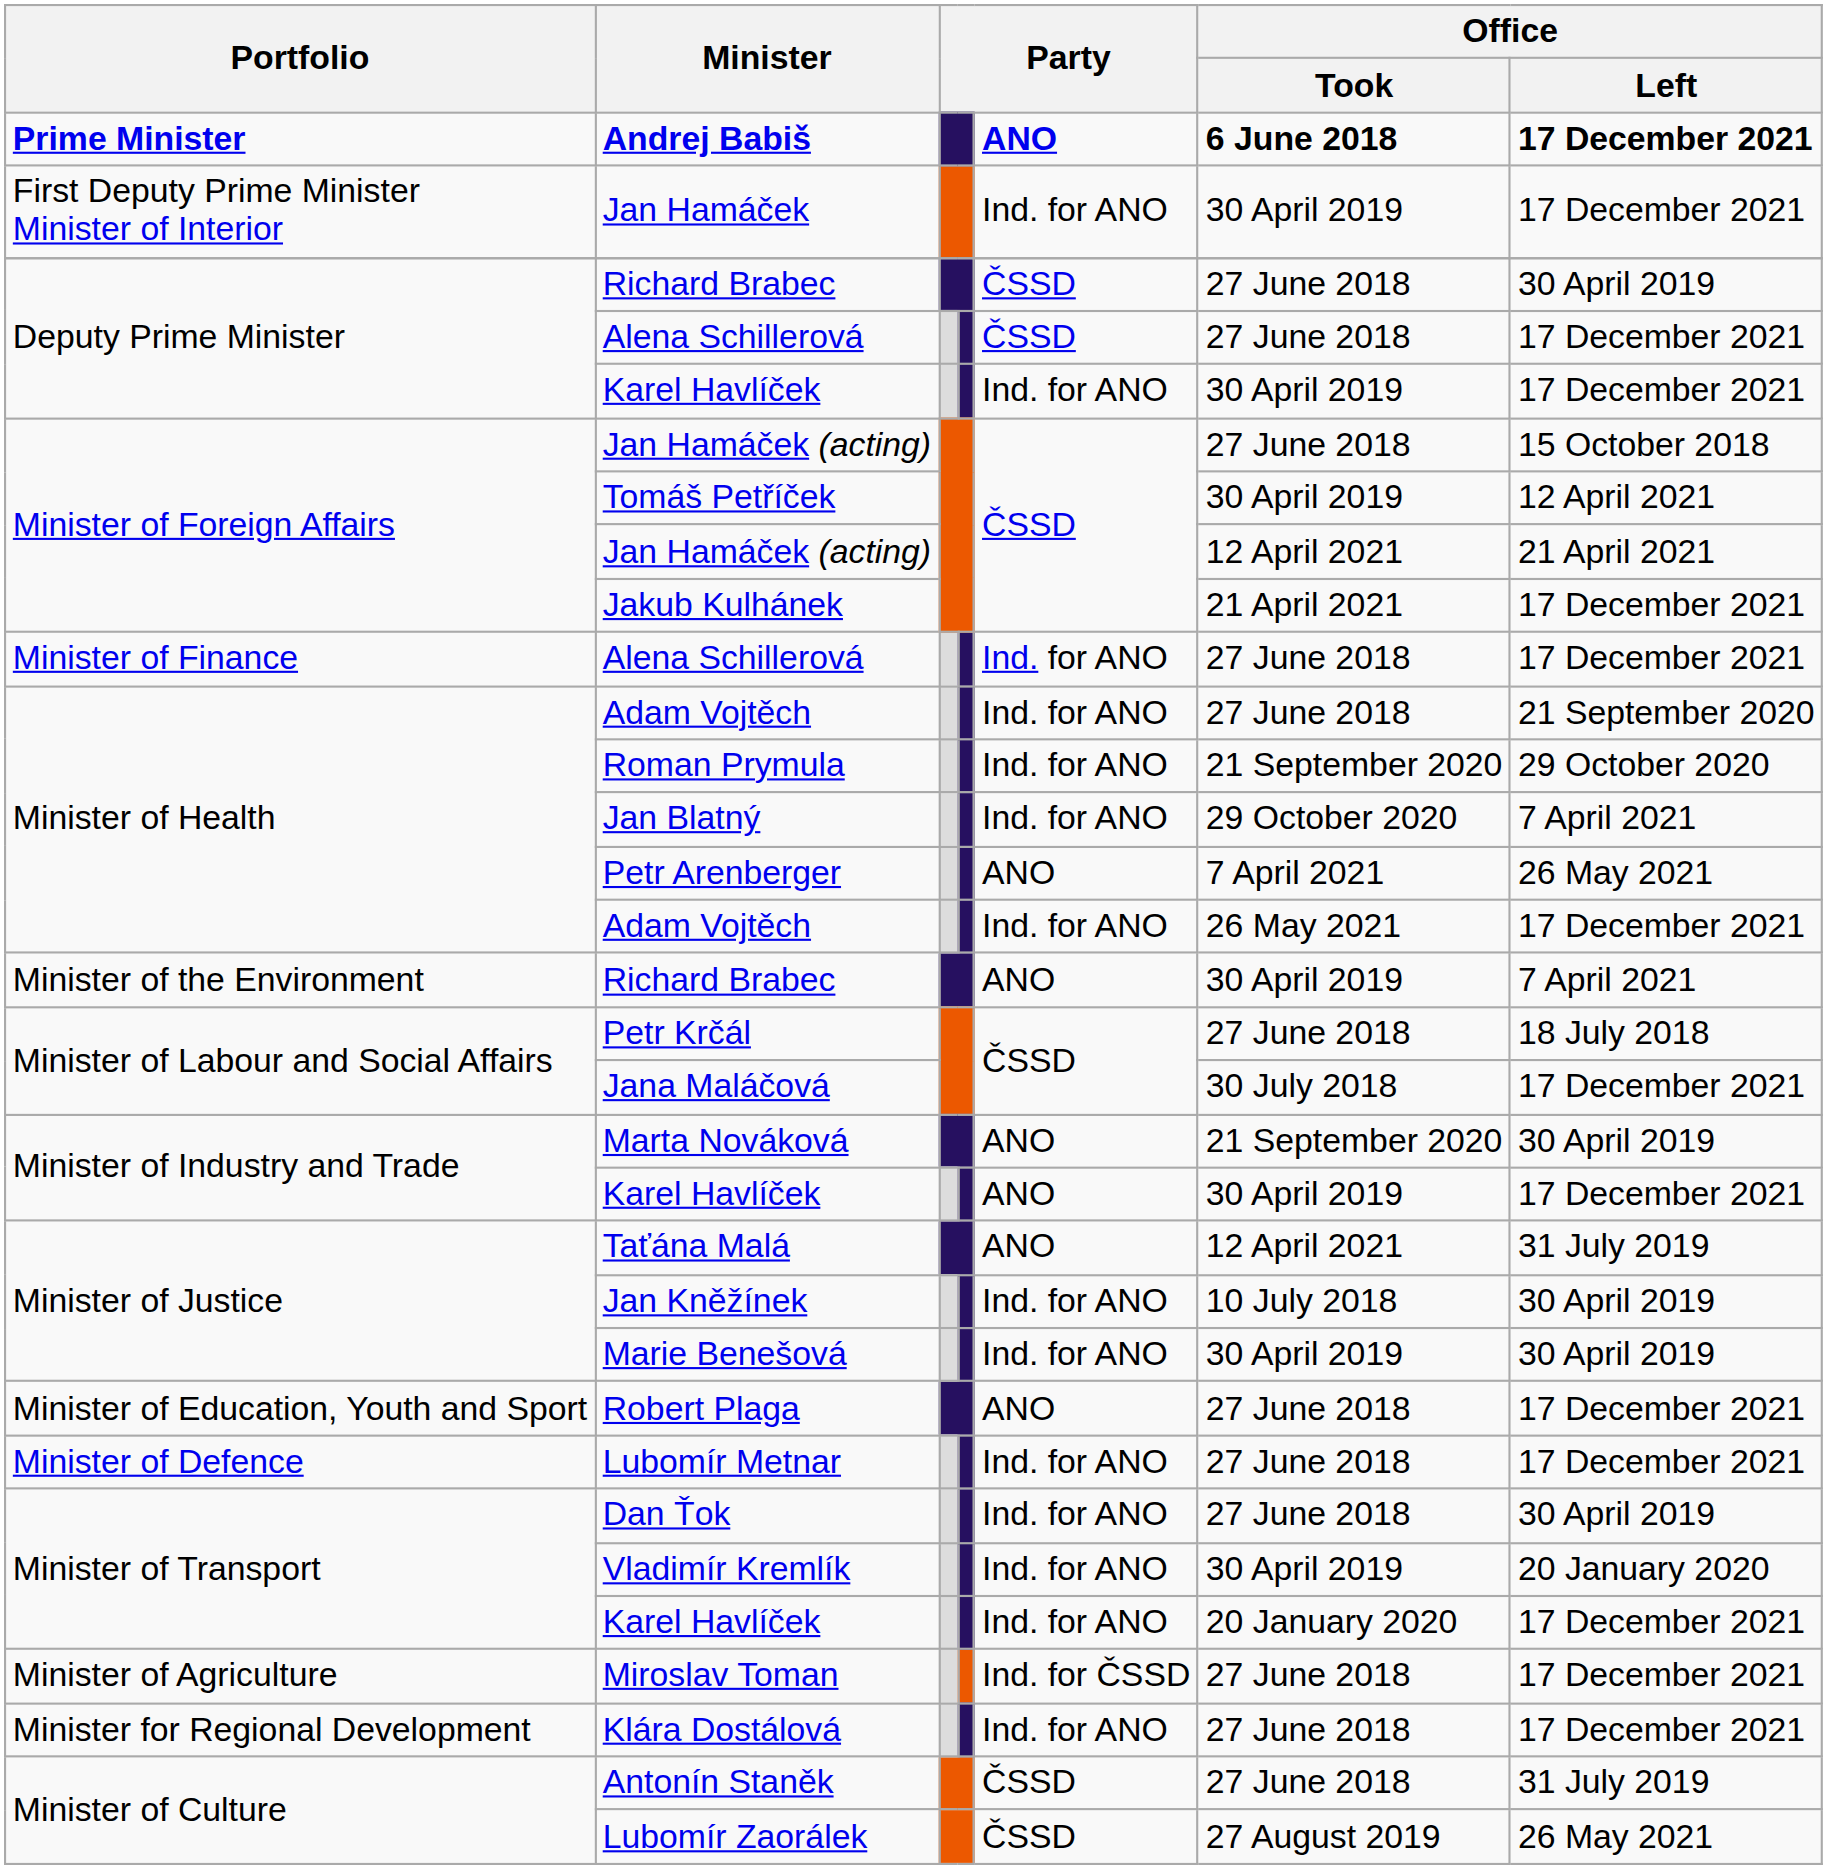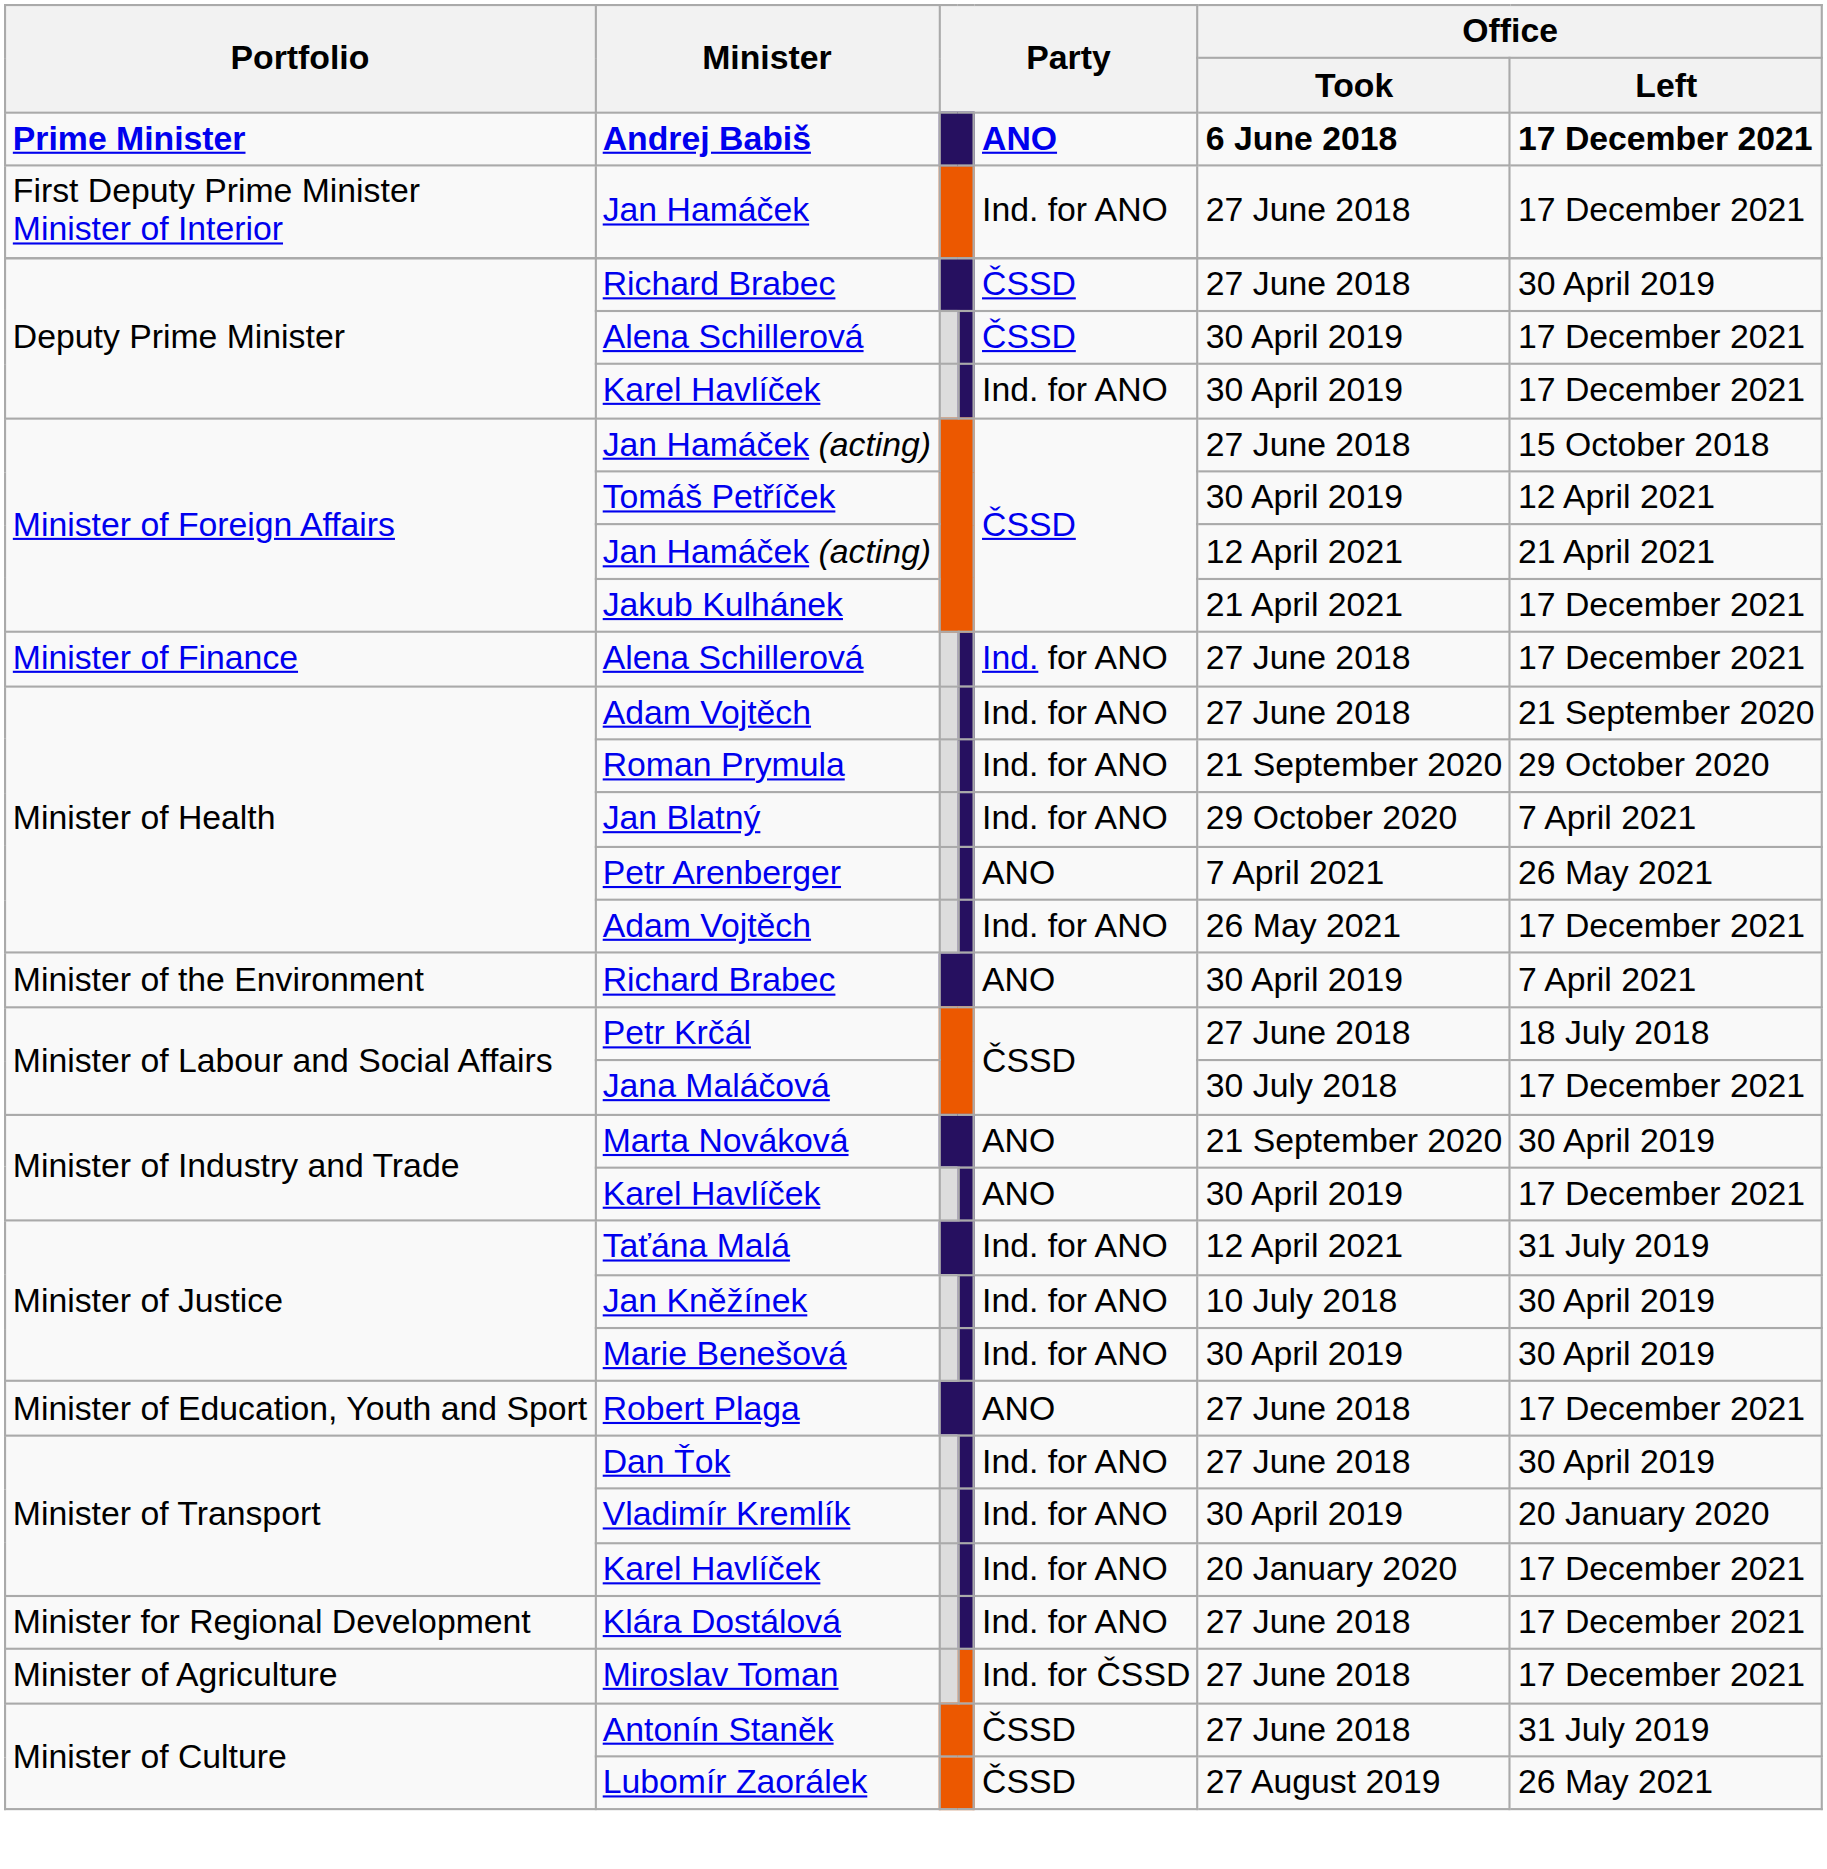(1304, 210) 30 April 2019 -> (1308, 210) 27 June 2018
(1308, 336) 27 June 2018 -> (1304, 336) 30 April 2019
(1019, 1247) ANO -> (1075, 1247) Ind. for ANO
- row: (158, 1461)
rows swapped: (272, 1729) <-> (175, 1675)
